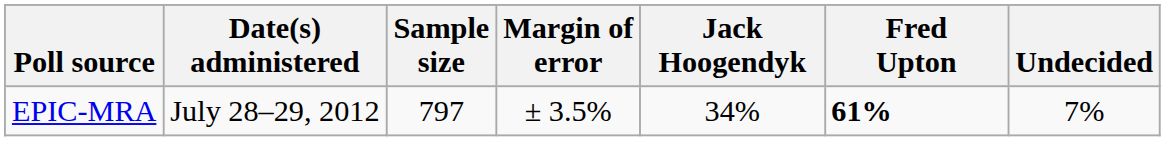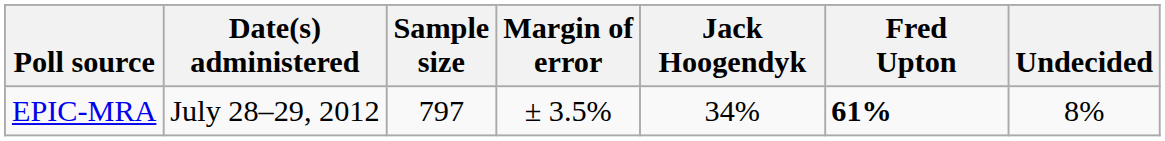(1084, 110) 7% -> (1084, 110) 8%
